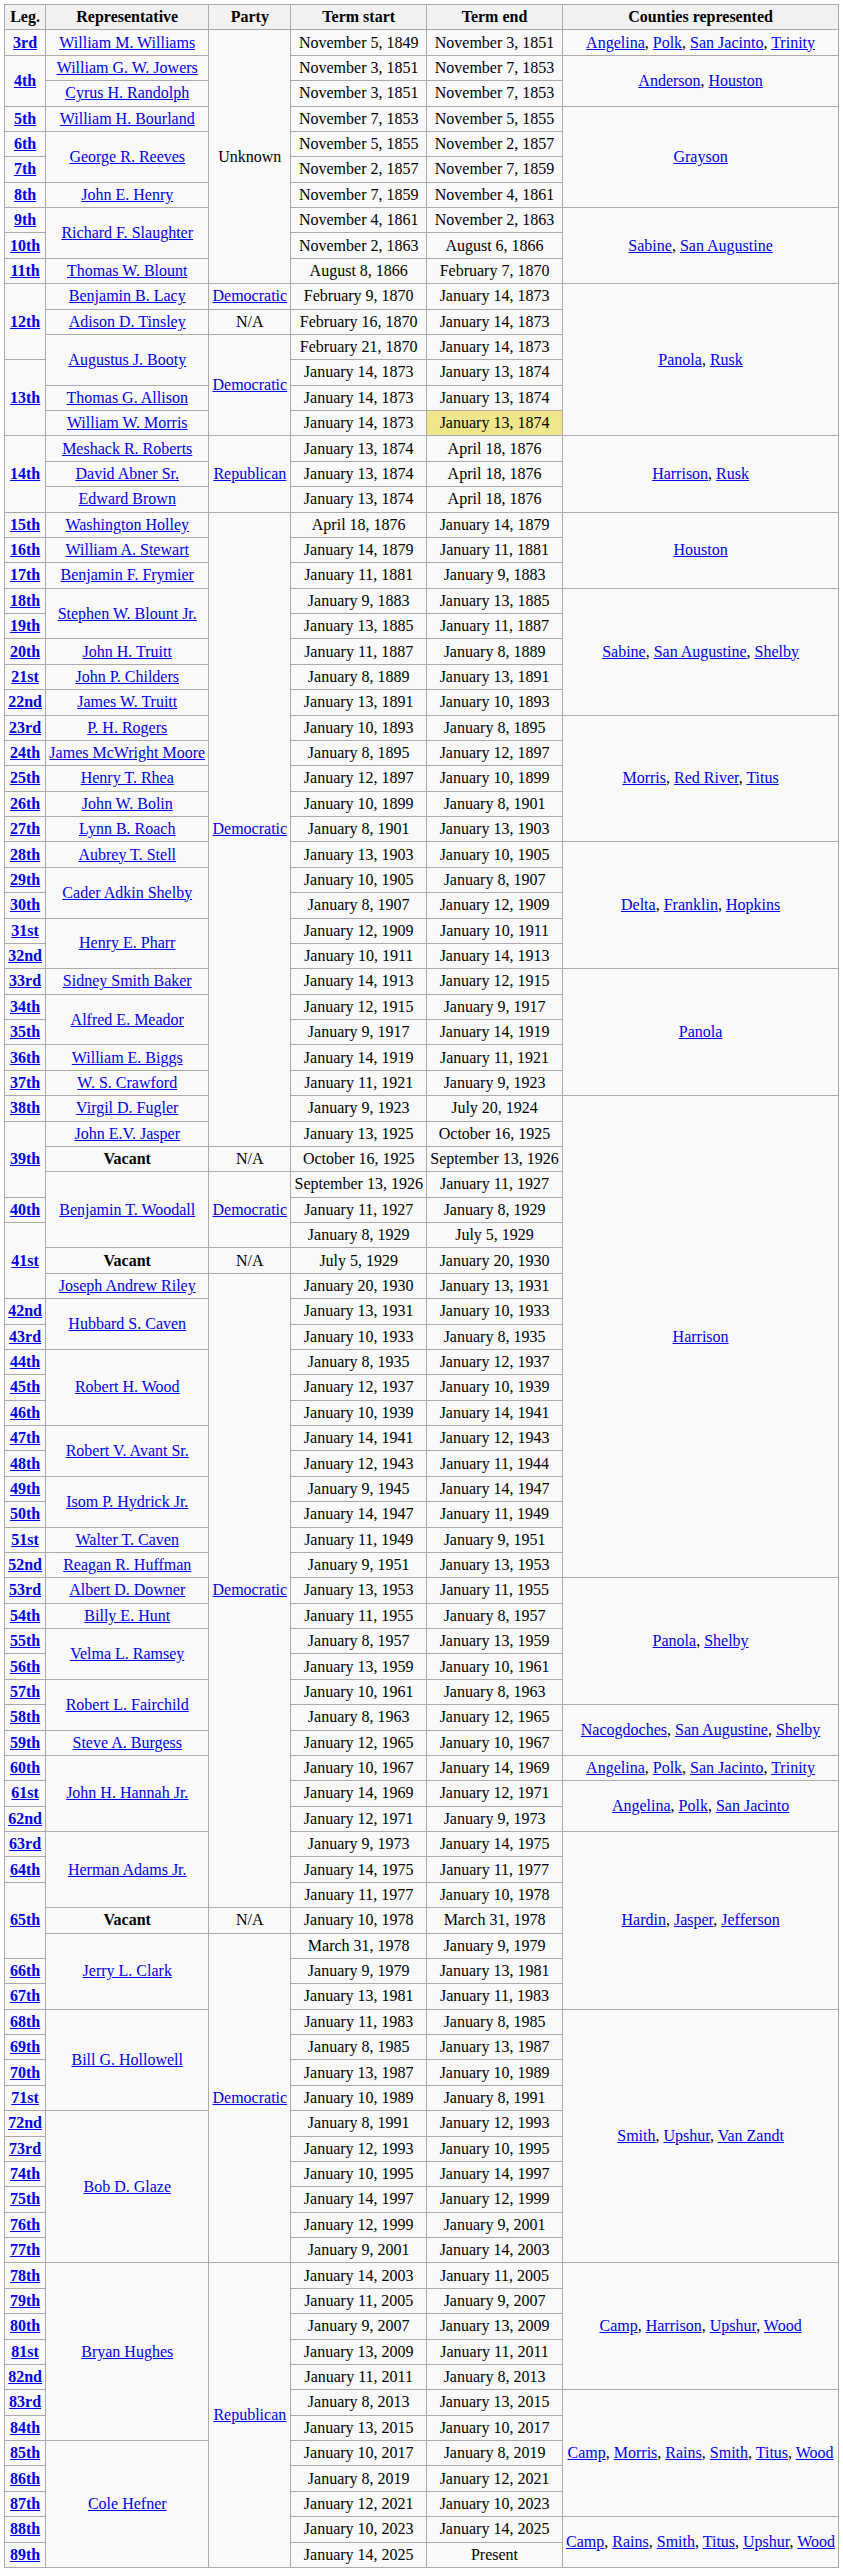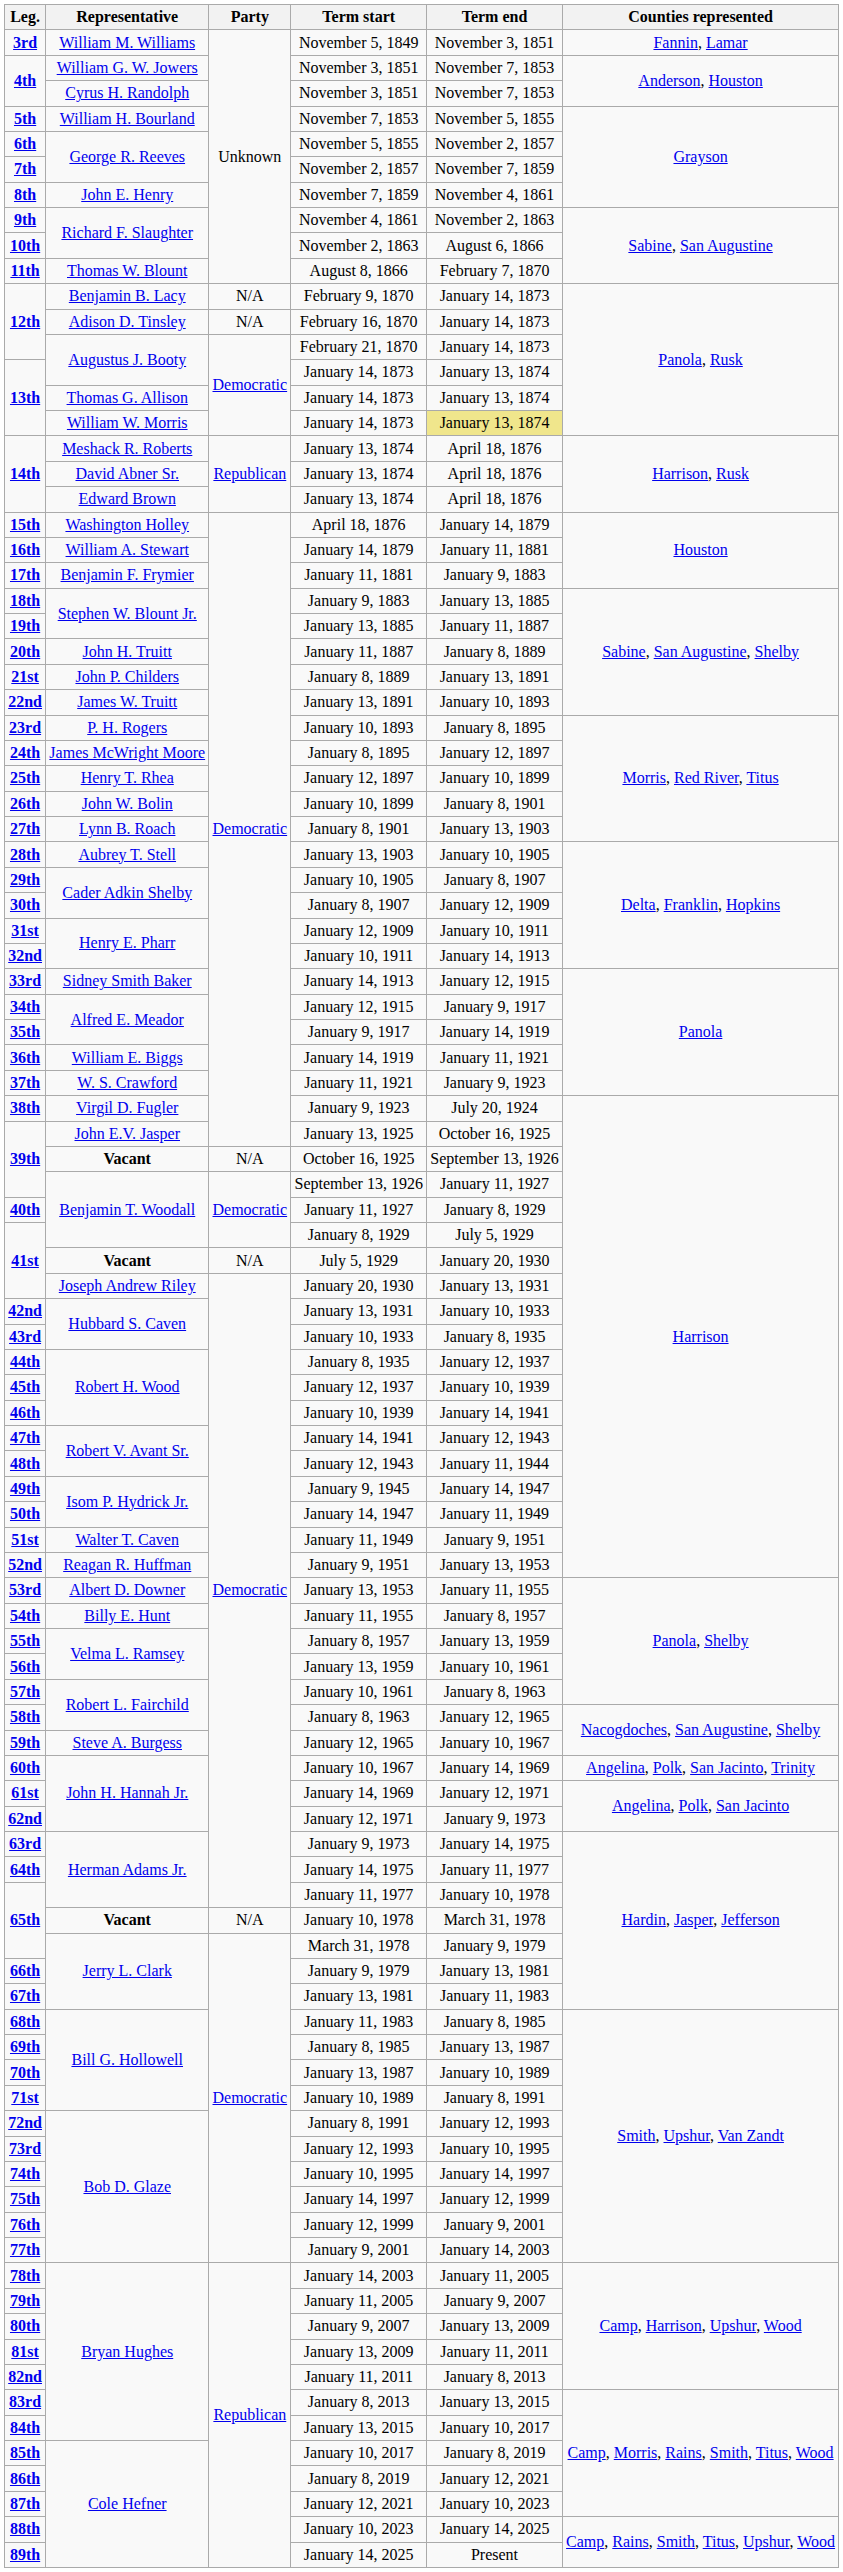(701, 42) Angelina, Polk, San Jacinto, Trinity -> (701, 42) Fannin, Lamar
(250, 296) Democratic -> (250, 296) N/A
